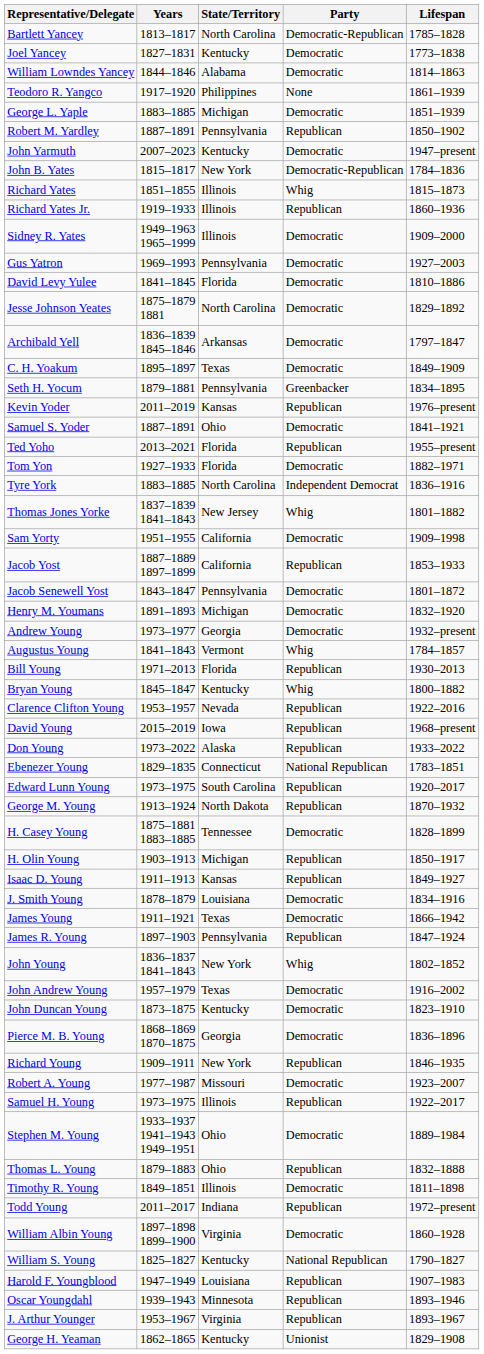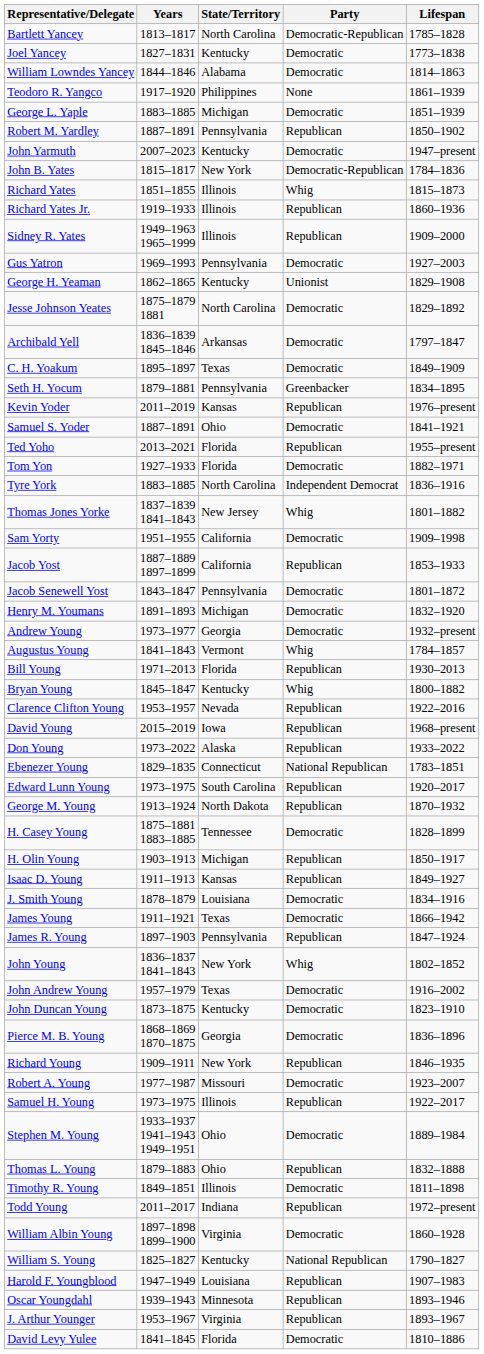(314, 236) Democratic -> (314, 236) Republican
rows swapped: (54, 1339) <-> (52, 282)
